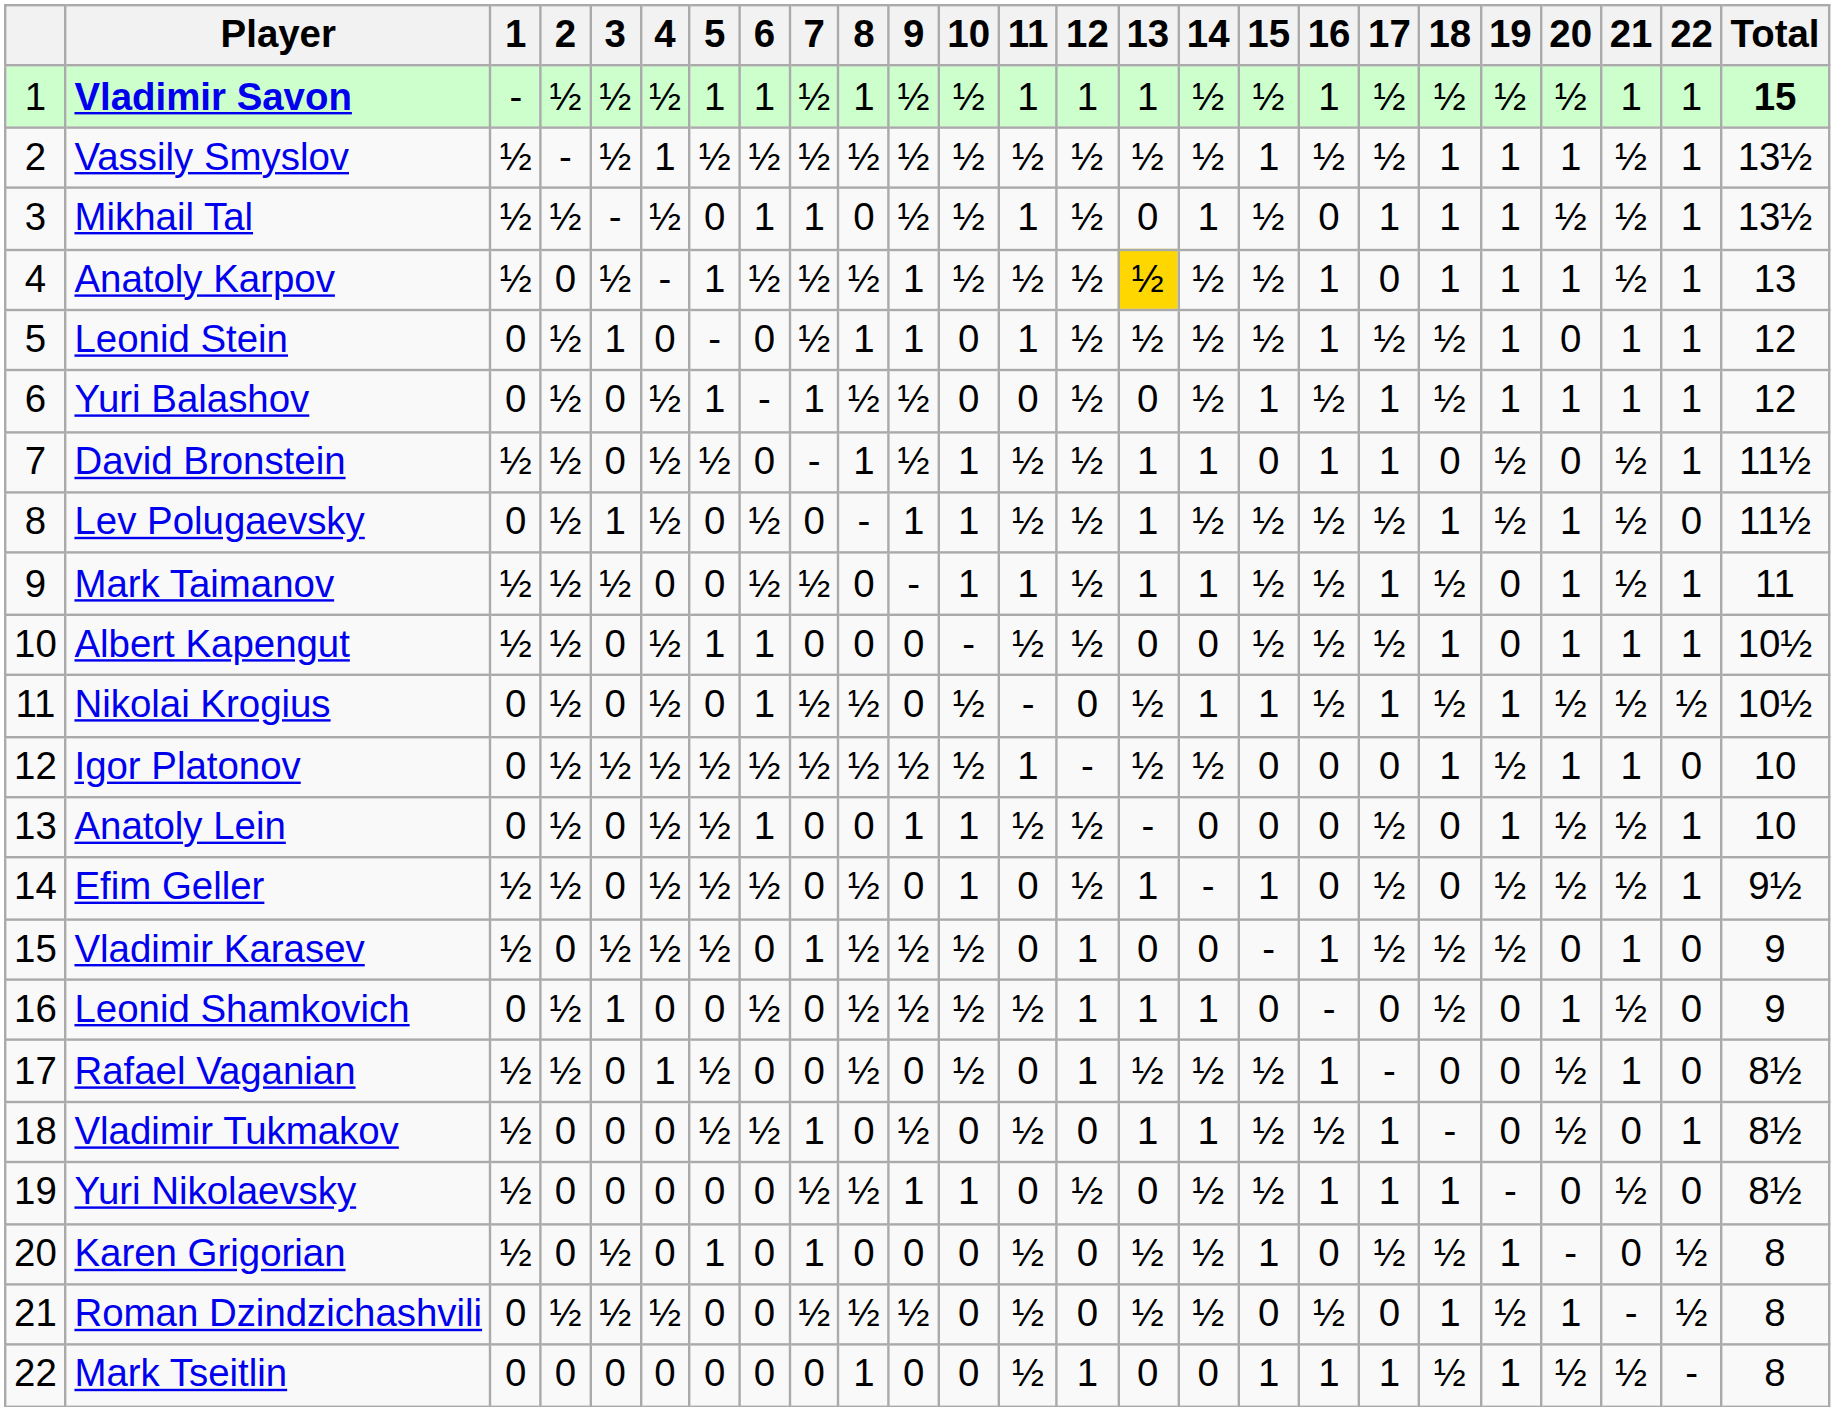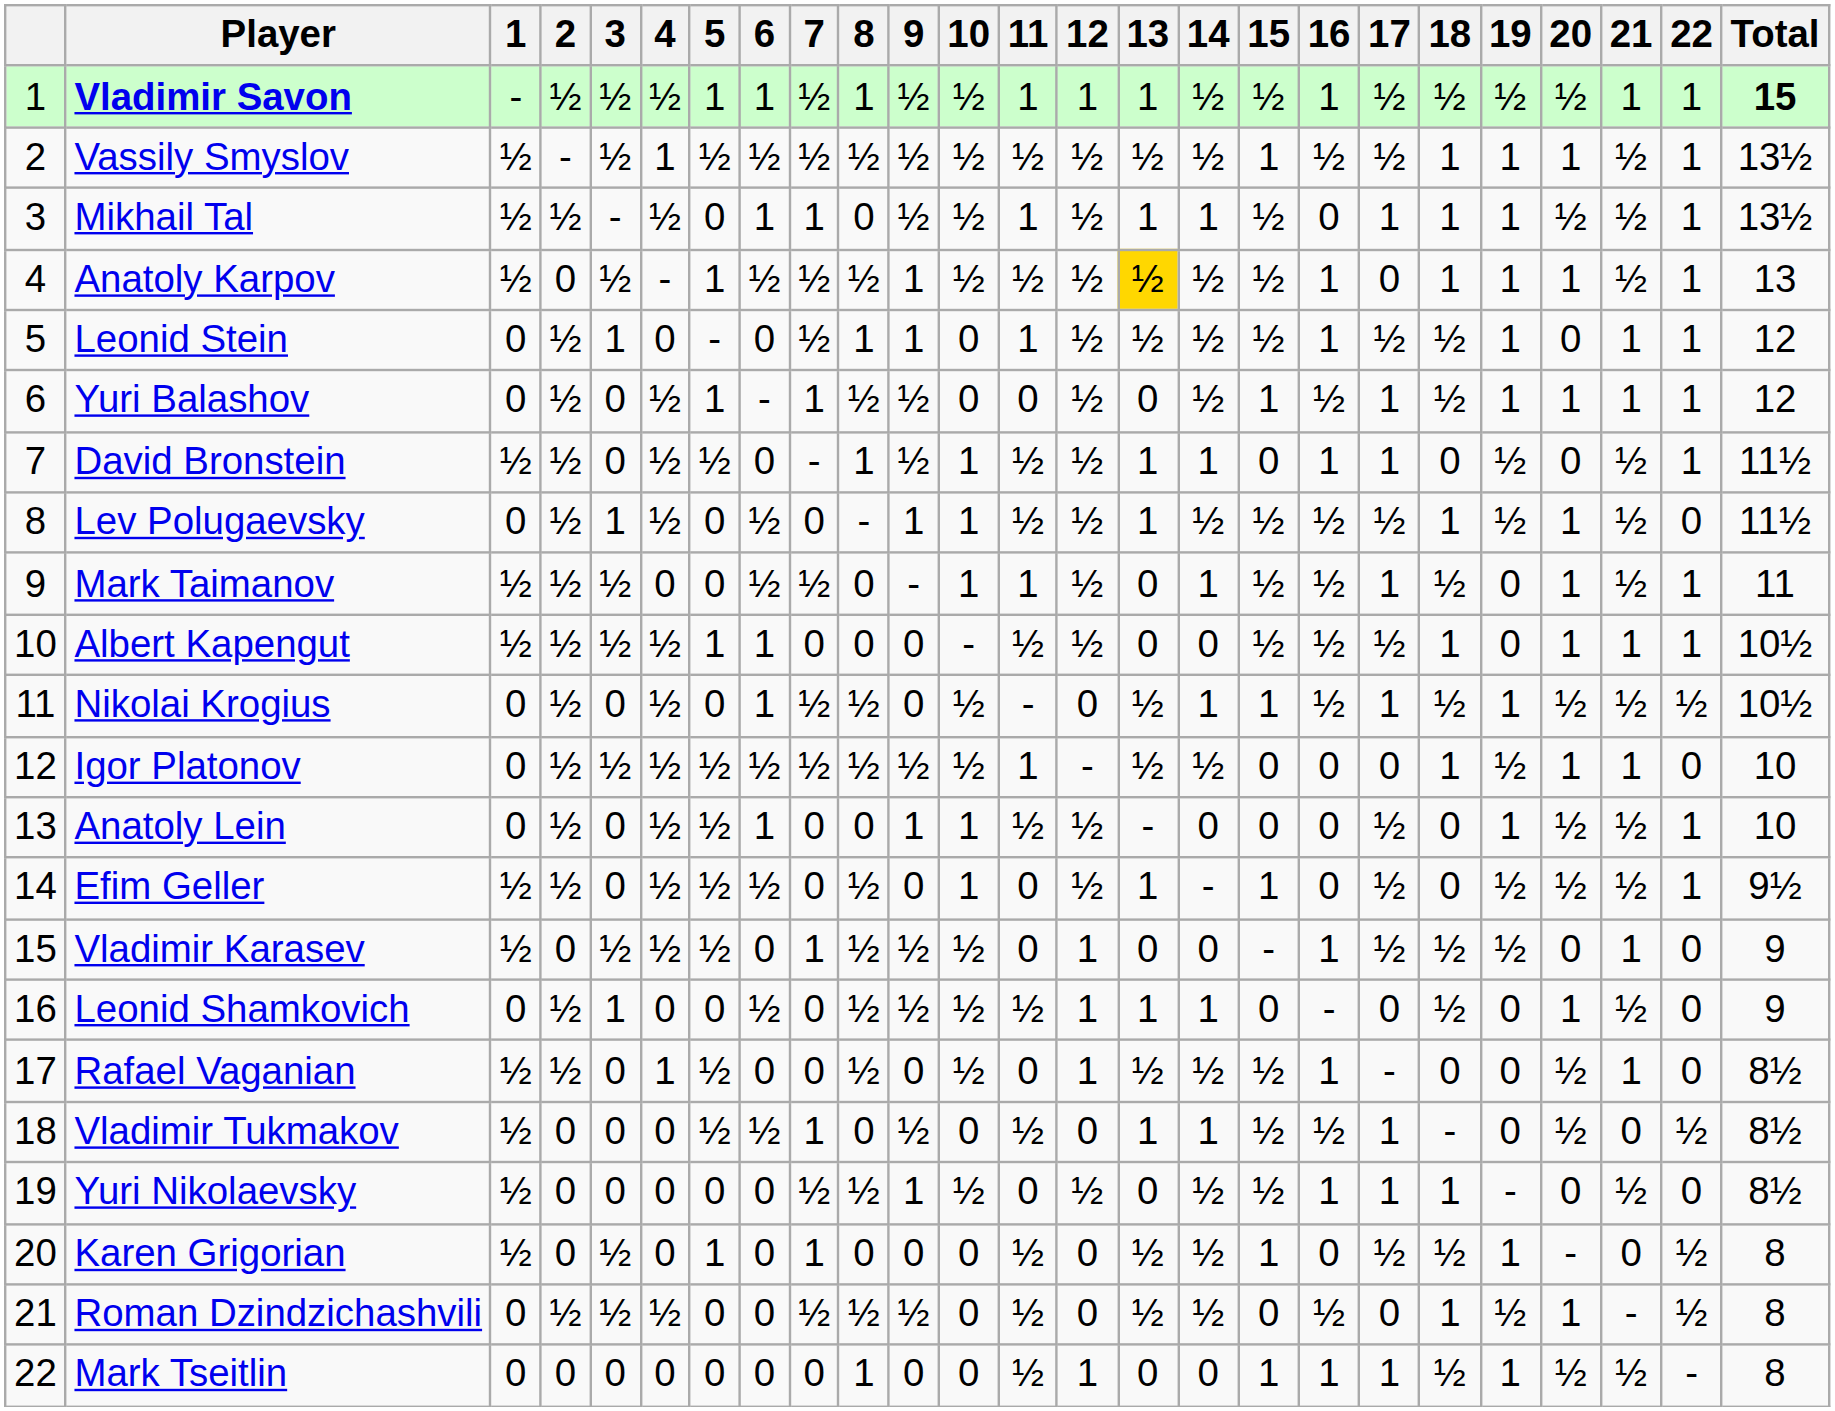(1148, 217) 0 -> (1148, 217) 1
(1148, 583) 1 -> (1148, 583) 0
(615, 643) 0 -> (615, 643) ½
(1692, 1131) 1 -> (1692, 1131) ½
(969, 1192) 1 -> (969, 1192) ½
